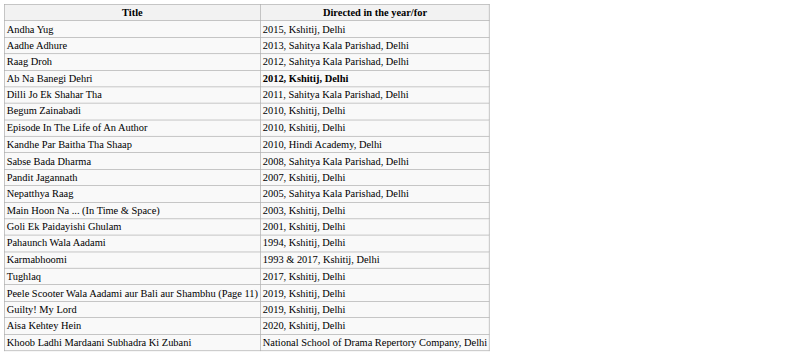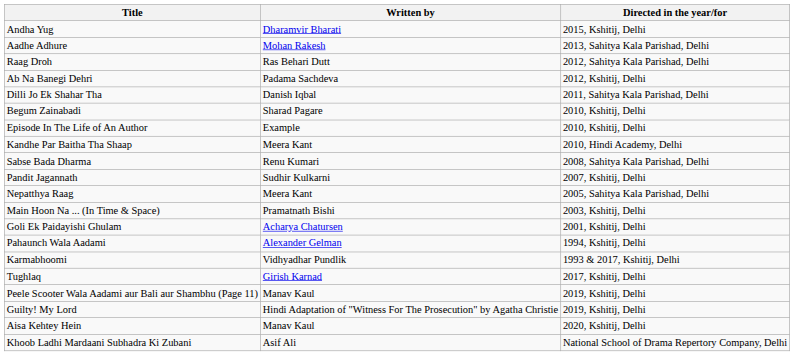+ column: (410, 12)
(306, 78) bold -> (604, 78) normal
